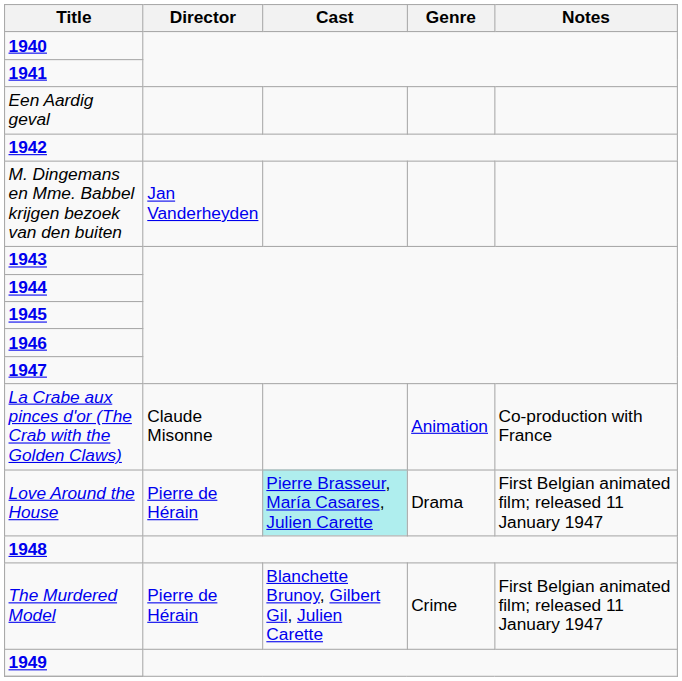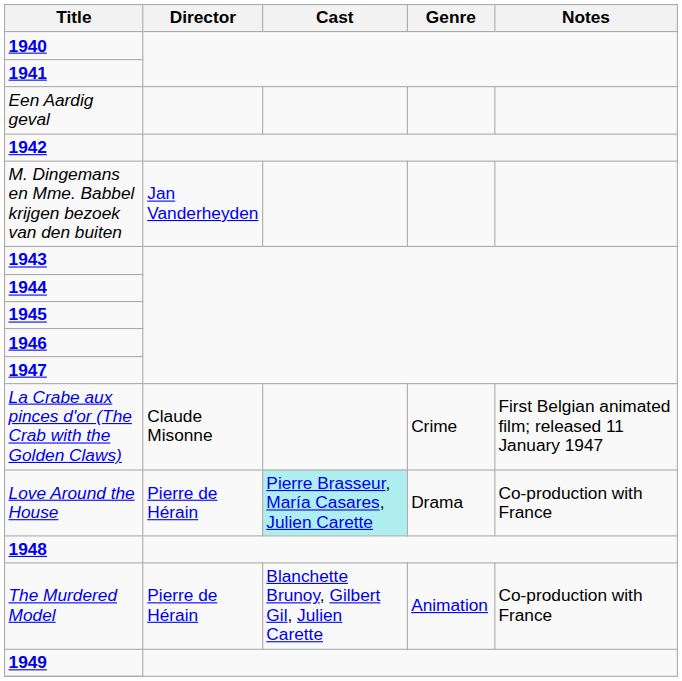(450, 426) Animation -> (434, 426) Crime
(570, 426) Co-production with France -> (584, 426) First Belgian animated film; released 11 January 1947
(584, 502) First Belgian animated film; released 11 January 1947 -> (570, 502) Co-production with France
(434, 605) Crime -> (450, 605) Animation
(584, 605) First Belgian animated film; released 11 January 1947 -> (570, 605) Co-production with France
